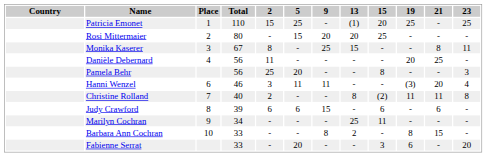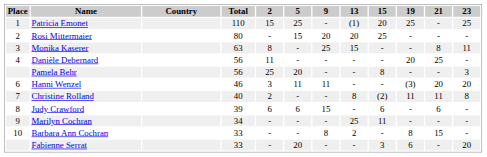columns swapped: (208, 11) <-> (45, 11)
(238, 48) 67 -> (238, 48) 63
(467, 84) 4 -> (467, 84) 20
